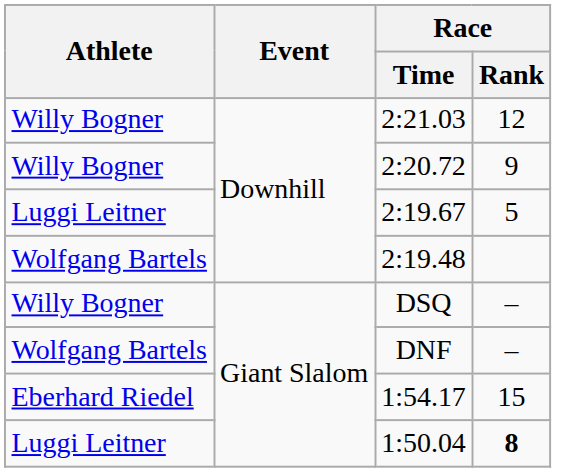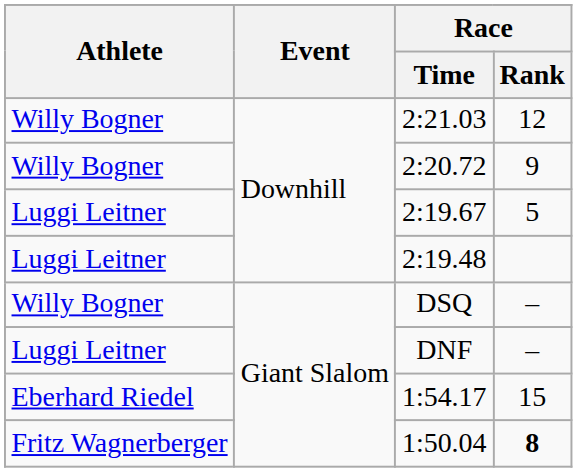(109, 258) Wolfgang Bartels -> (89, 258) Luggi Leitner
(109, 350) Wolfgang Bartels -> (89, 350) Luggi Leitner
(89, 442) Luggi Leitner -> (120, 442) Fritz Wagnerberger
